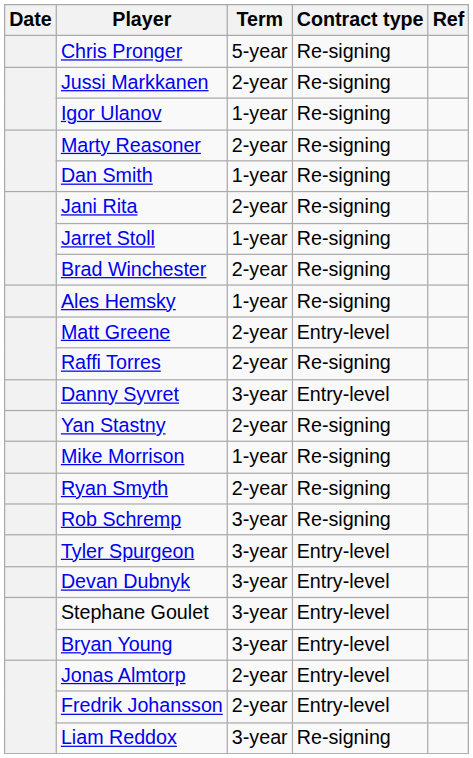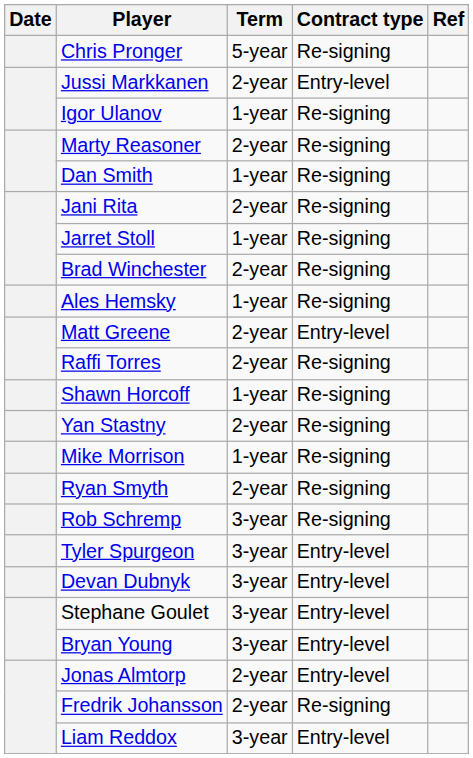(344, 82) Re-signing -> (343, 82) Entry-level
+ row: (125, 394)
- row: (120, 394)
(343, 706) Entry-level -> (344, 706) Re-signing
(344, 737) Re-signing -> (343, 737) Entry-level
